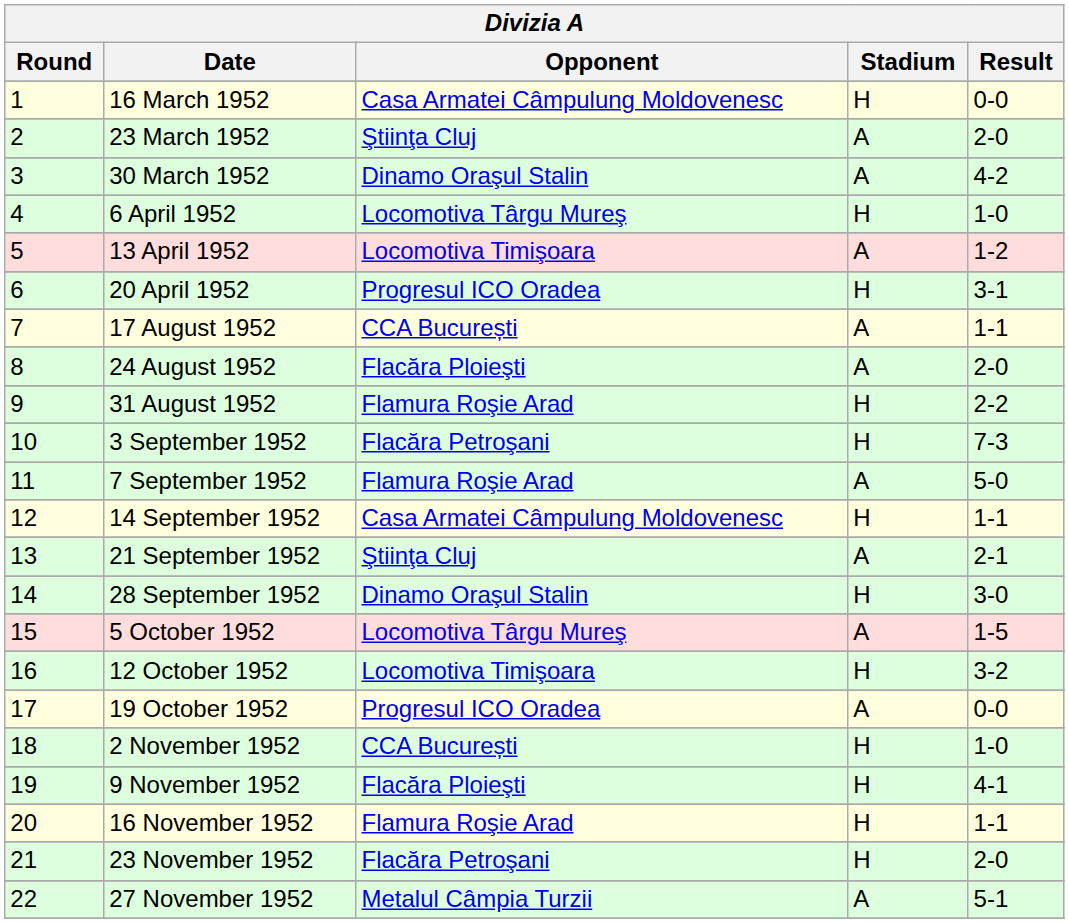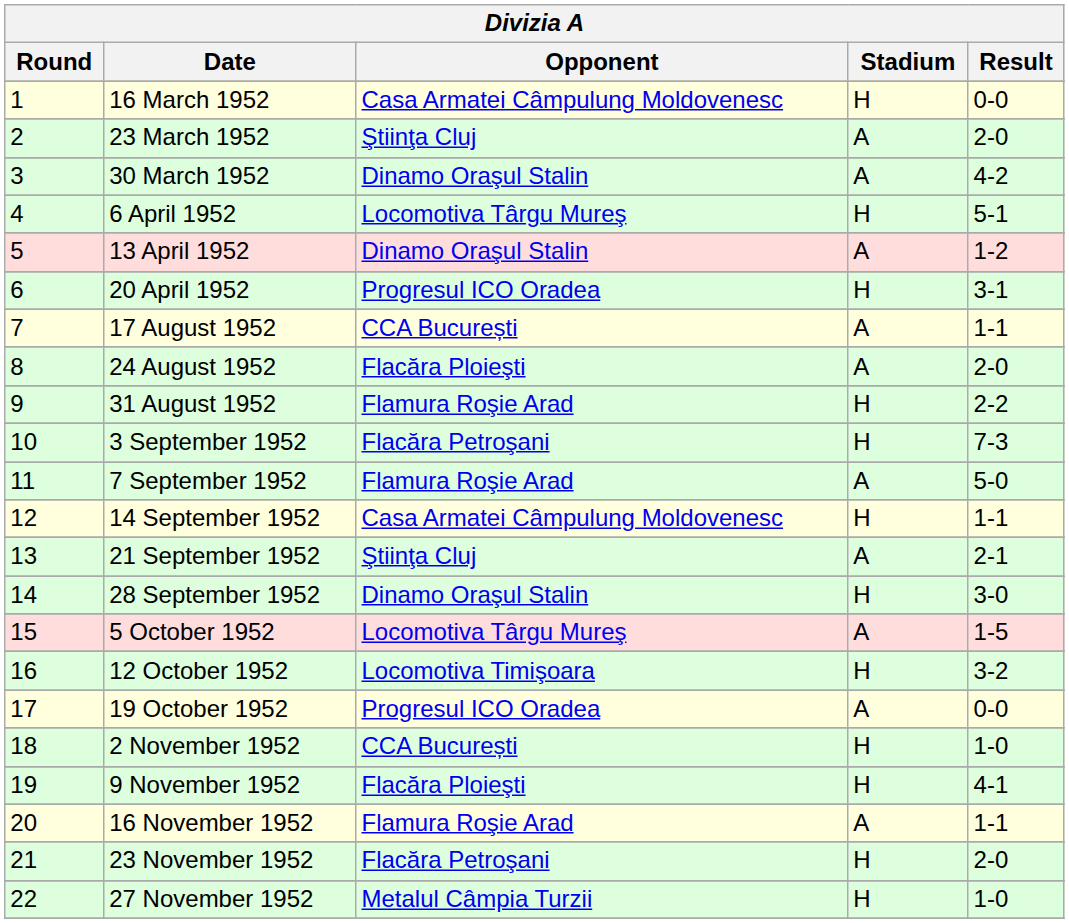(991, 213) 1-0 -> (991, 213) 5-1
(478, 251) Locomotiva Timişoara -> (475, 251) Dinamo Oraşul Stalin
(862, 822) H -> (861, 822) A
(861, 898) A -> (862, 898) H
(991, 898) 5-1 -> (991, 898) 1-0
